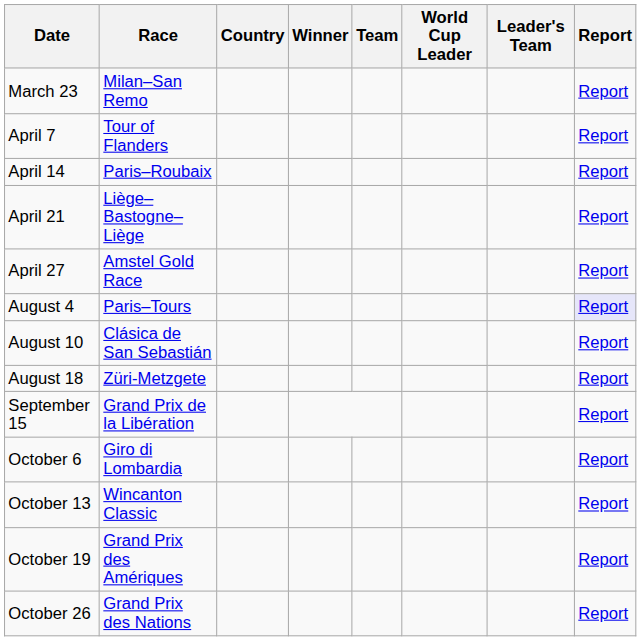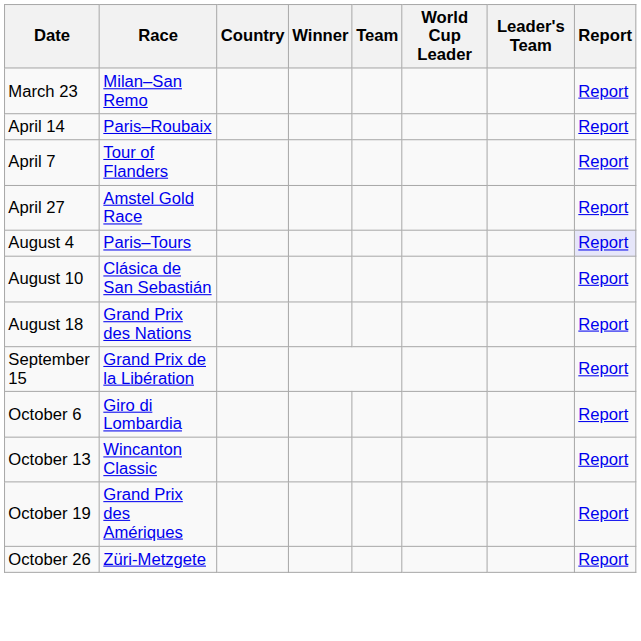rows swapped: (32, 135) <-> (37, 171)
- row: (37, 216)
(155, 378) Züri-Metzgete -> (147, 324) Grand Prix des Nations
(147, 613) Grand Prix des Nations -> (155, 559) Züri-Metzgete
